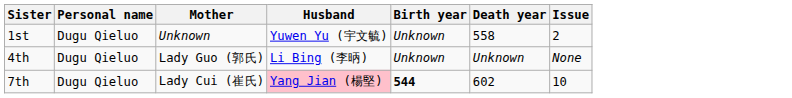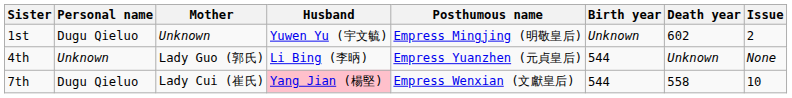+ column: (488, 14)
(484, 36) 558 -> (678, 36) 602
(98, 58) Dugu Qieluo -> (83, 58) Unknown
(419, 58) Unknown -> (599, 58) 544
(404, 81) bold -> (599, 81) normal
(484, 81) 602 -> (678, 81) 558
